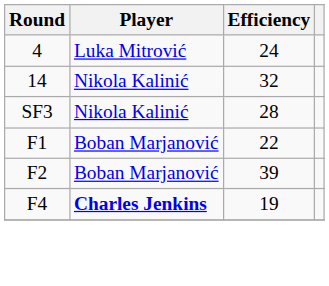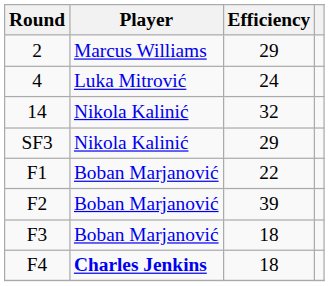+ row: (37, 50)
(269, 111) 28 -> (269, 142) 29
+ row: (37, 234)
(269, 204) 19 -> (269, 265) 18
